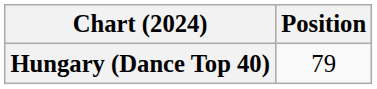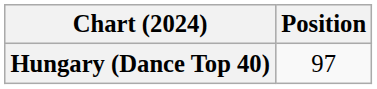(324, 63) 79 -> (324, 63) 97
